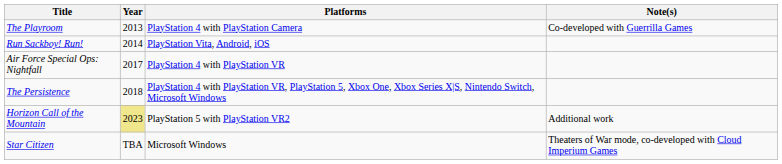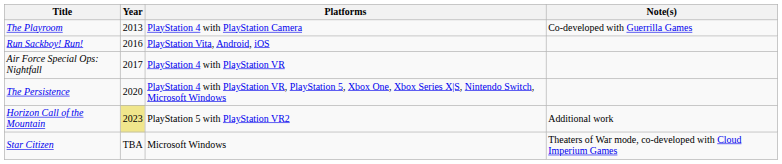(133, 43) 2014 -> (133, 43) 2016
(133, 92) 2018 -> (133, 92) 2020
